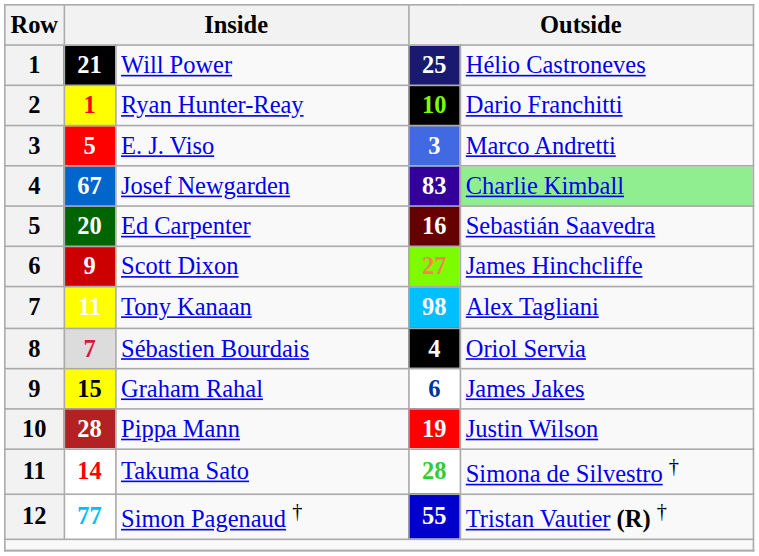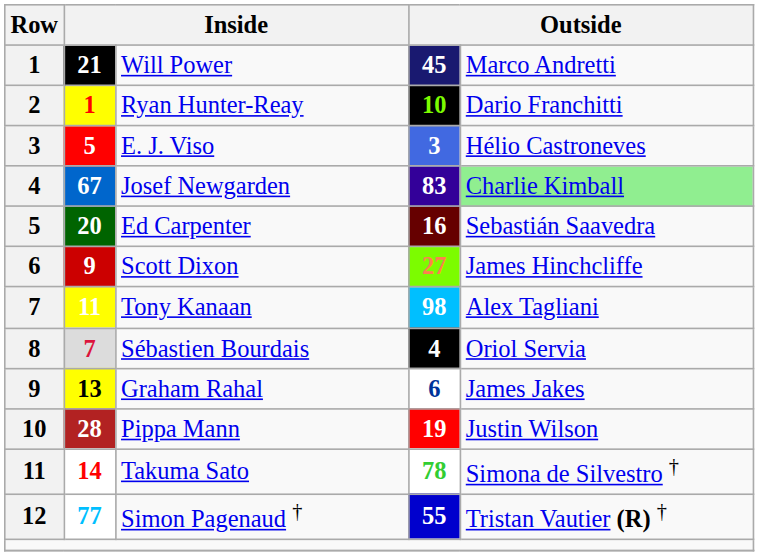(434, 65) 25 -> (434, 65) 45
(556, 65) Hélio Castroneves -> (541, 65) Marco Andretti
(541, 145) Marco Andretti -> (556, 145) Hélio Castroneves
(90, 388) 15 -> (90, 388) 13
(434, 471) 28 -> (434, 471) 78
